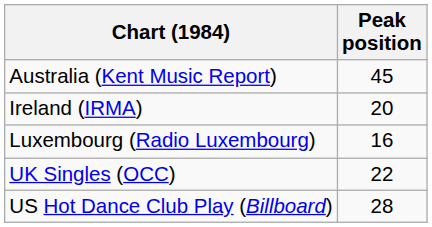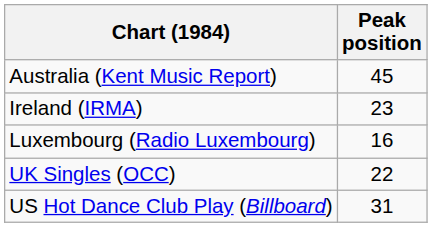(382, 108) 20 -> (382, 108) 23
(382, 206) 28 -> (382, 206) 31
